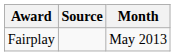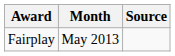columns swapped: (138, 16) <-> (82, 16)
